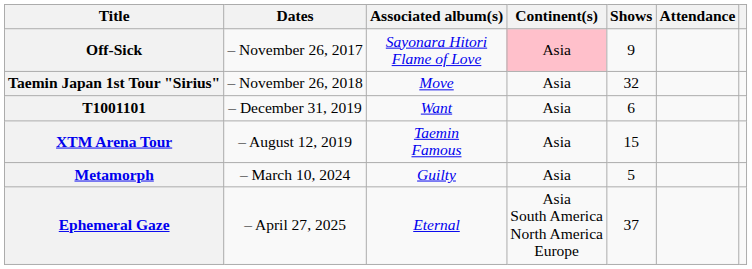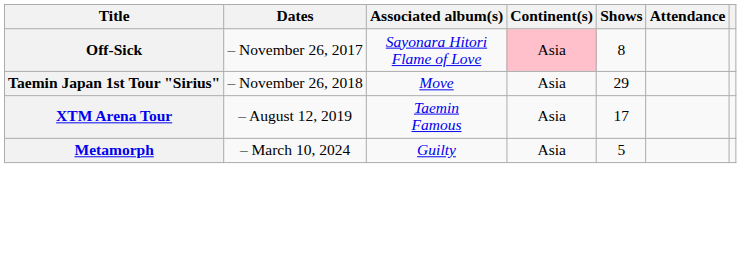(631, 50) 9 -> (621, 50) 8
(631, 83) 32 -> (621, 83) 29
- row: (114, 108)
(631, 141) 15 -> (621, 116) 17
- row: (114, 225)
